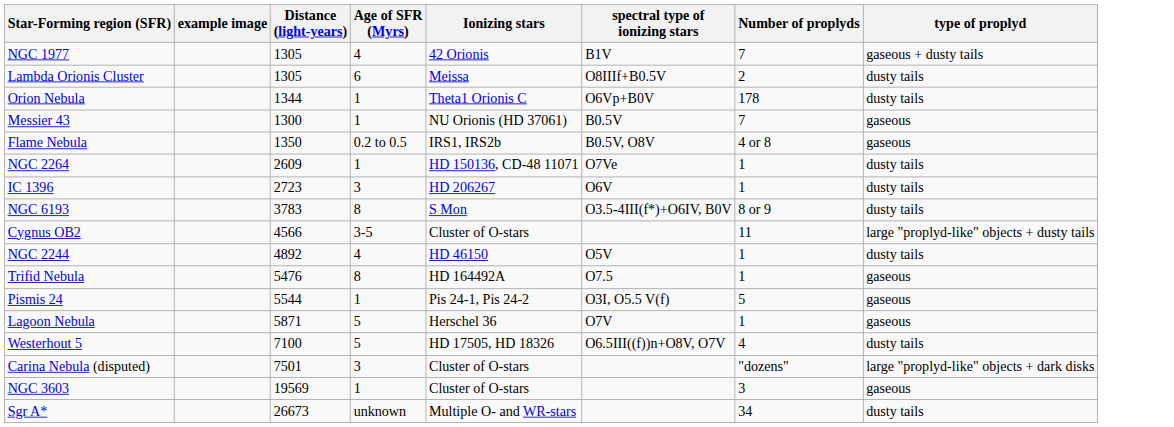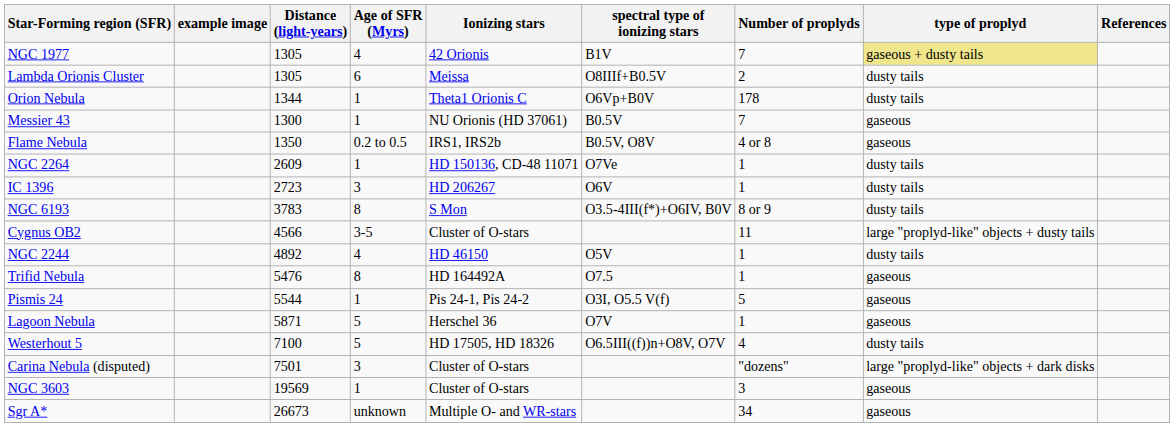+ column: (1134, 23)
(925, 53) no background -> (925, 53) khaki background
(895, 411) dusty tails -> (888, 411) gaseous
